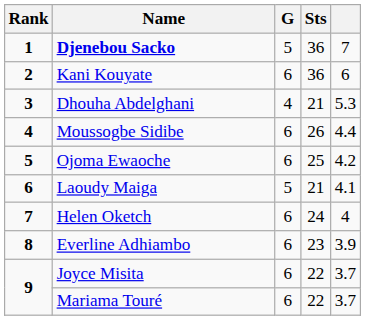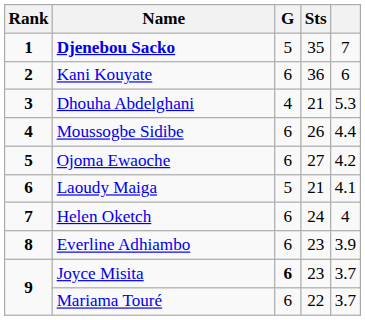(316, 47) 36 -> (316, 47) 35
(316, 160) 25 -> (316, 160) 27
(288, 273) normal -> (288, 273) bold
(316, 273) 22 -> (316, 273) 23
